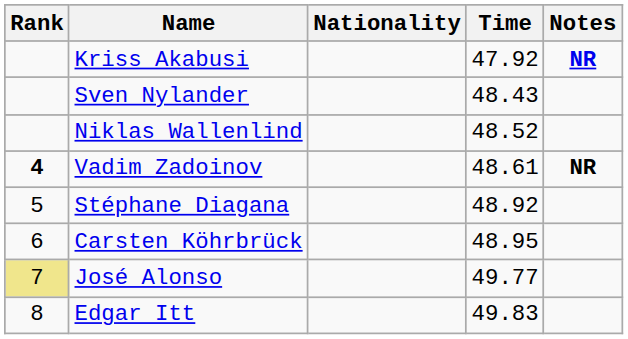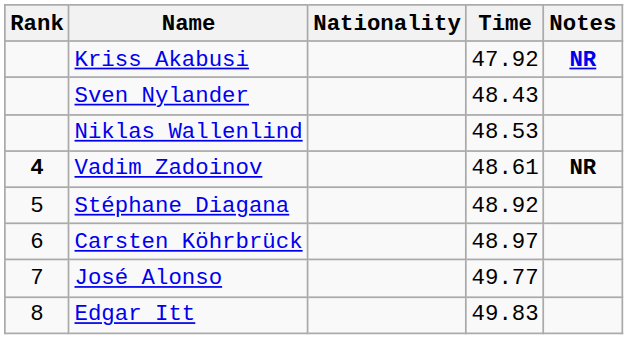(505, 132) 48.52 -> (505, 132) 48.53
(505, 242) 48.95 -> (505, 242) 48.97
(37, 278) khaki background -> (37, 278) no background
